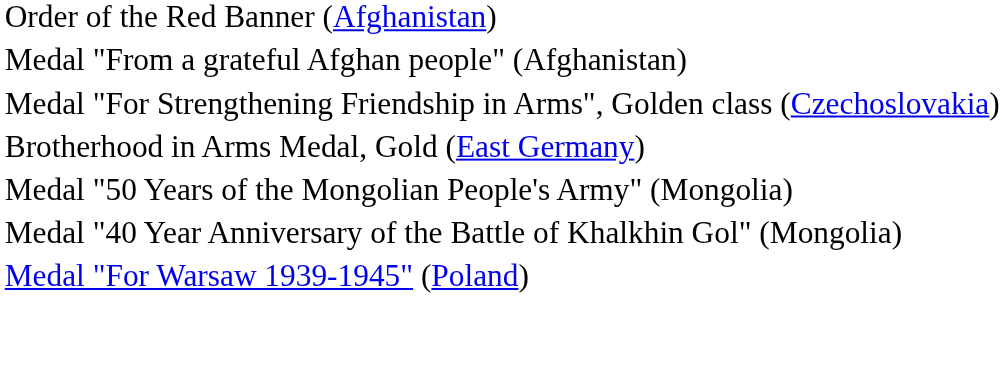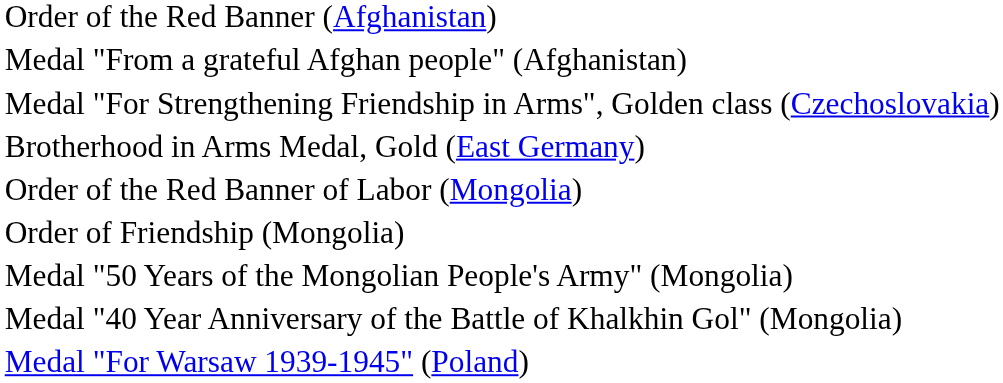+ row: (293, 189)
+ row: (205, 232)
